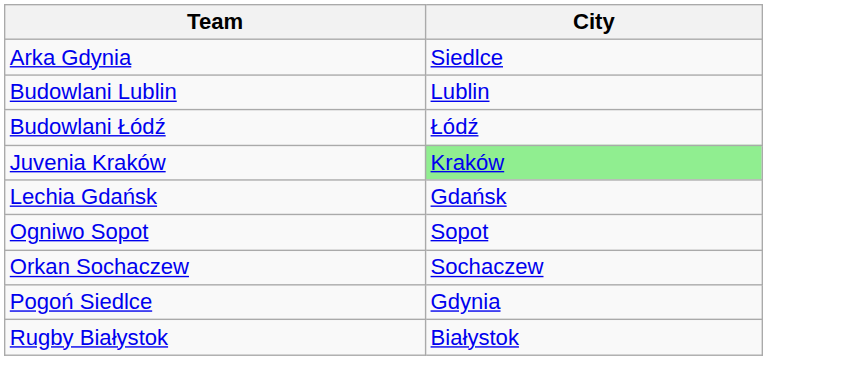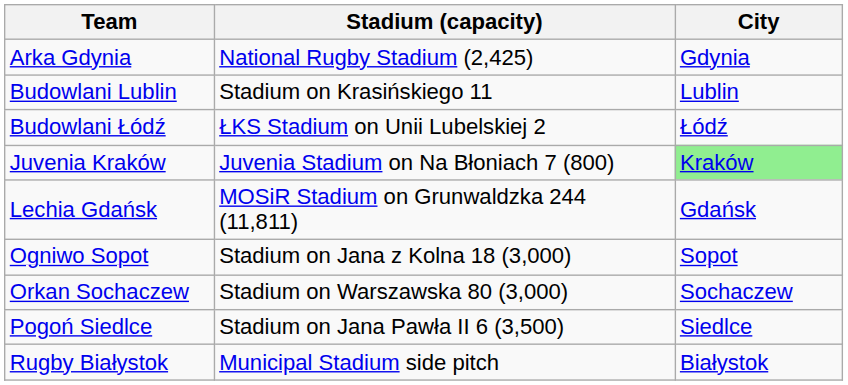+ column: (444, 22)
(467, 57) Siedlce -> (715, 57) Gdynia
(466, 302) Gdynia -> (716, 326) Siedlce
